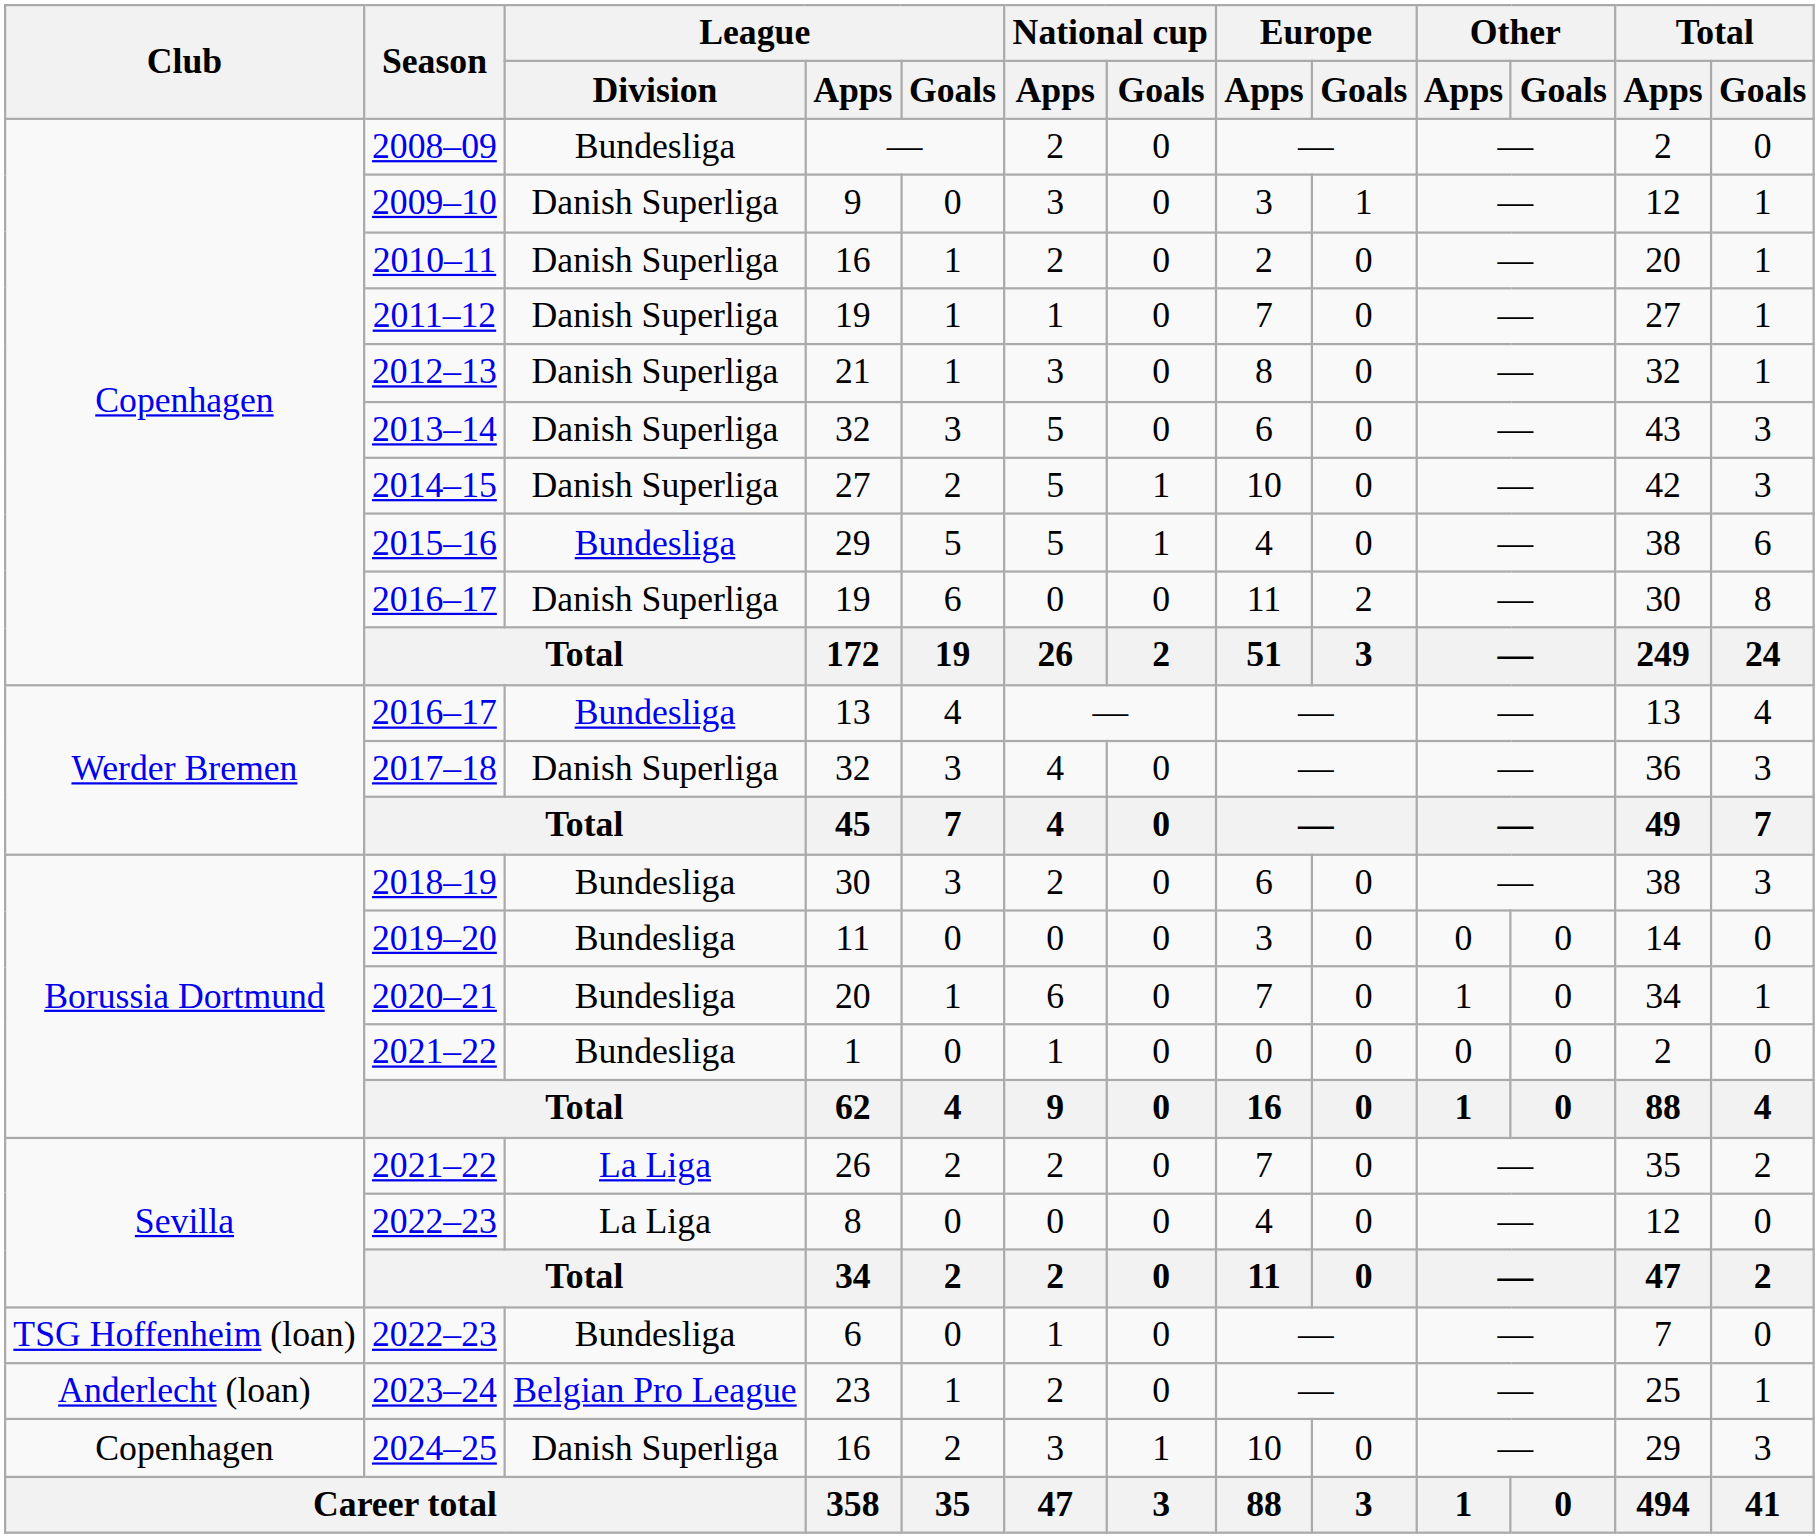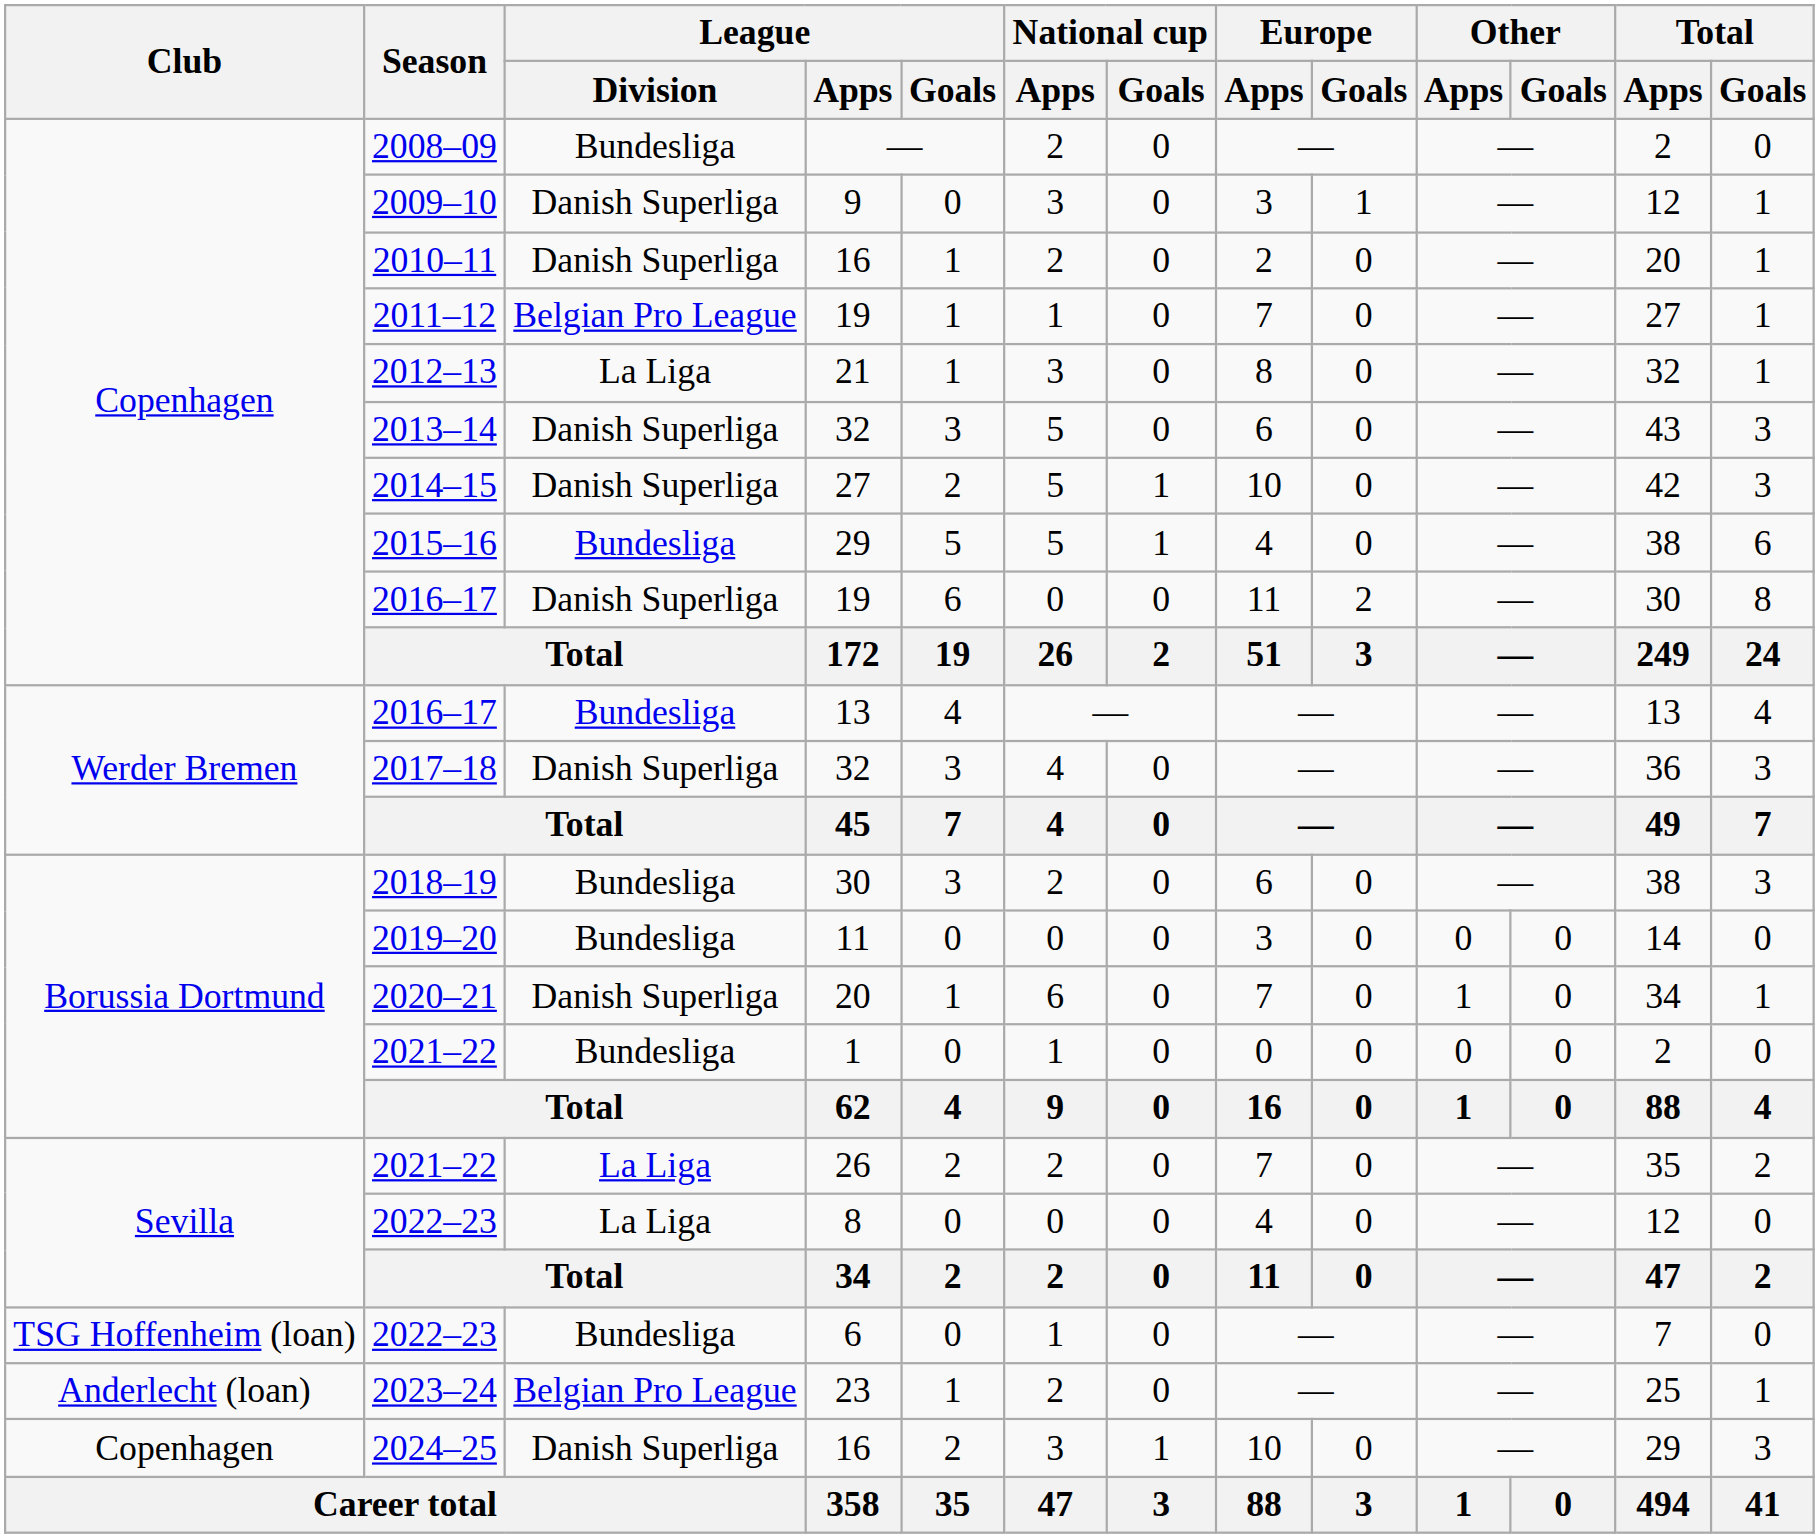(655, 315) Danish Superliga -> (655, 315) Belgian Pro League
(655, 372) Danish Superliga -> (655, 372) La Liga
(655, 994) Bundesliga -> (655, 994) Danish Superliga
